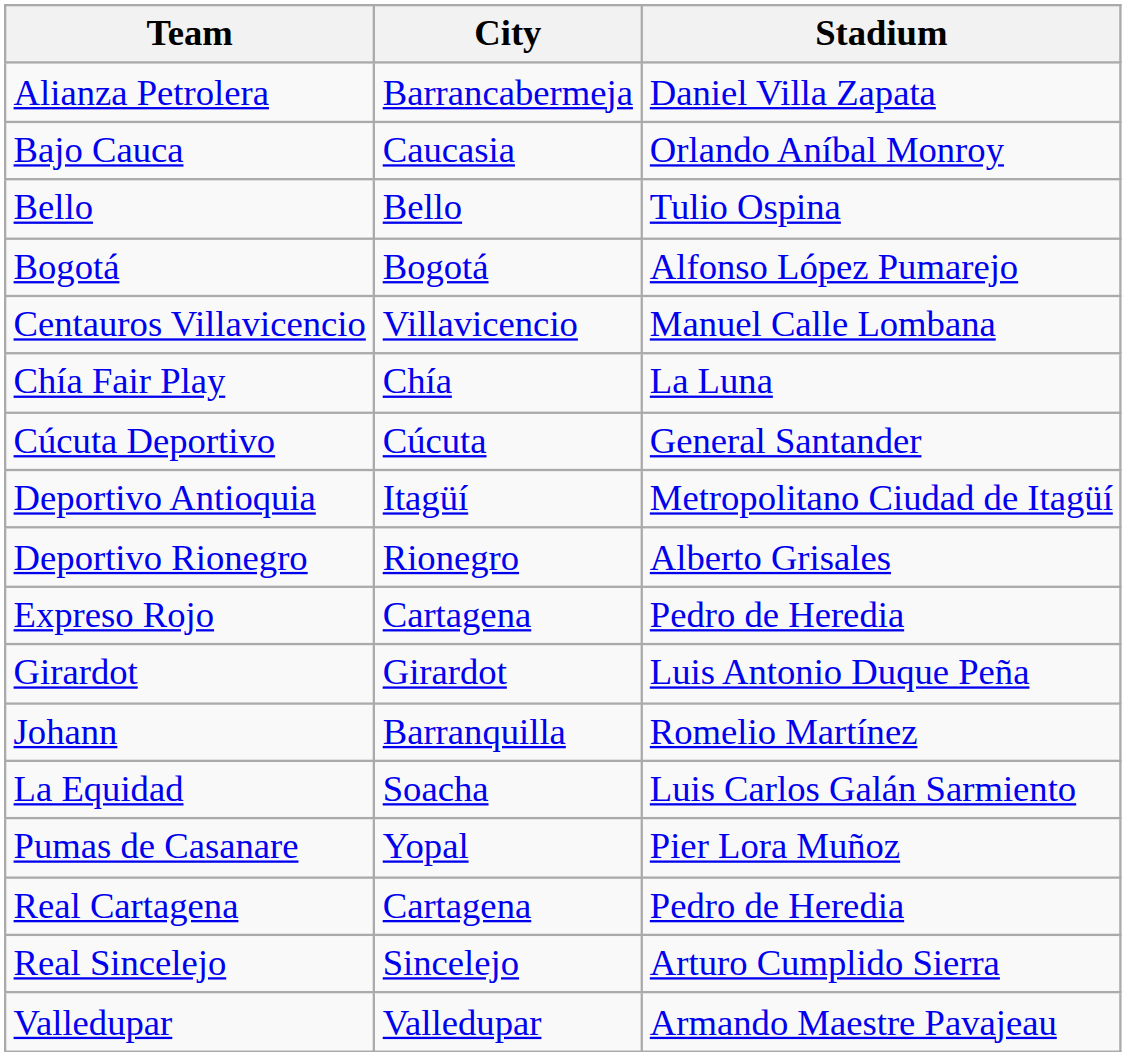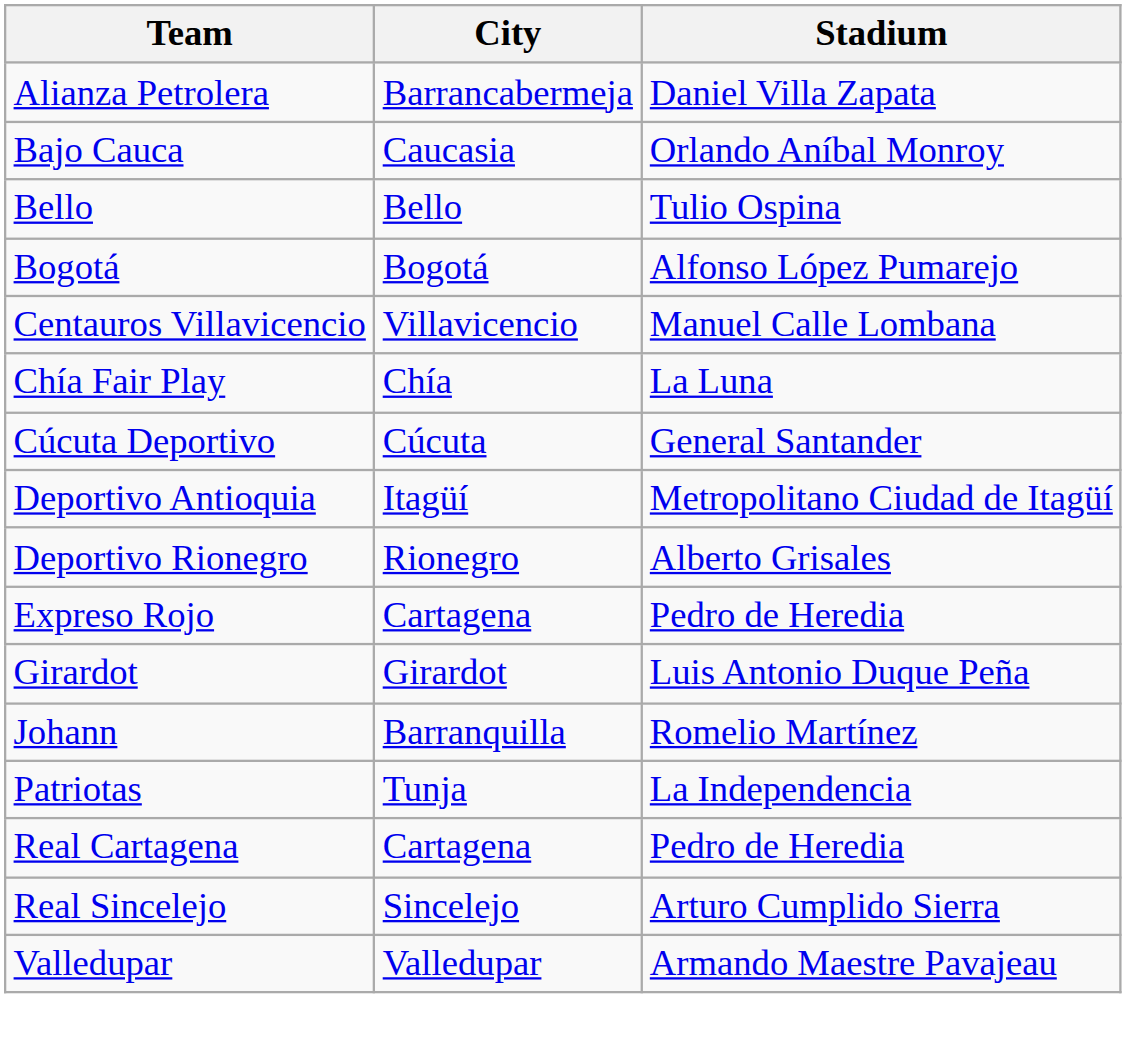- row: (99, 788)
+ row: (78, 788)
- row: (156, 847)
